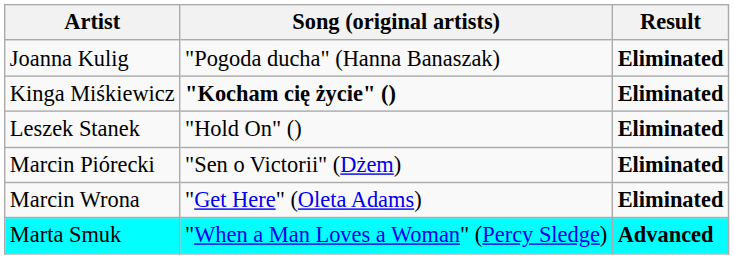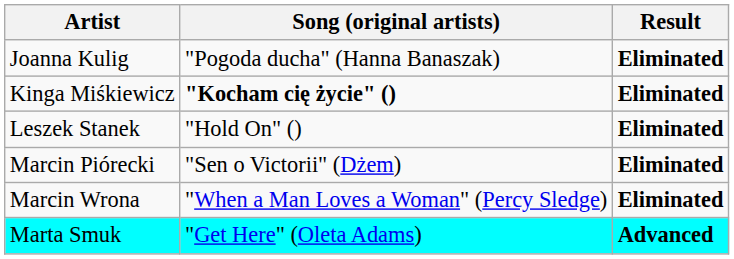(303, 199) "Get Here" (Oleta Adams) -> (396, 199) "When a Man Loves a Woman" (Percy Sledge)
(396, 235) "When a Man Loves a Woman" (Percy Sledge) -> (303, 235) "Get Here" (Oleta Adams)
